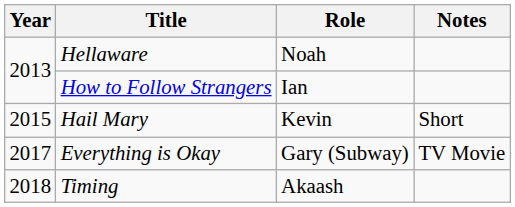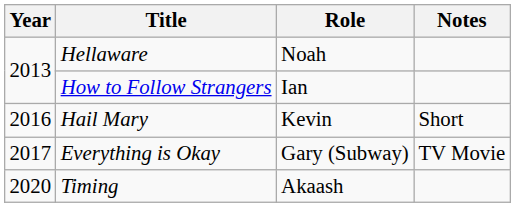(30, 119) 2015 -> (30, 119) 2016
(30, 185) 2018 -> (30, 185) 2020
